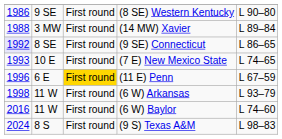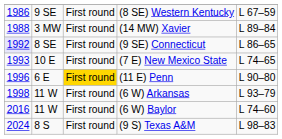(257, 12) L 90–80 -> (257, 12) L 67–59
(257, 77) L 67–59 -> (257, 77) L 90–80
